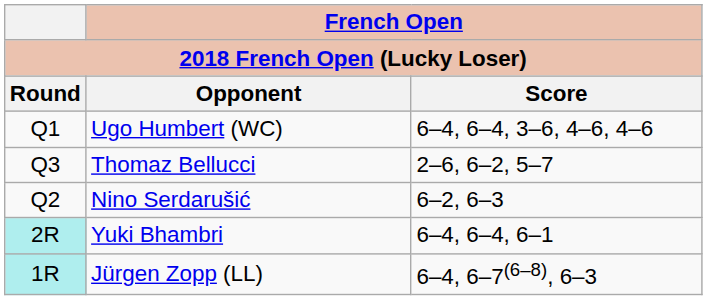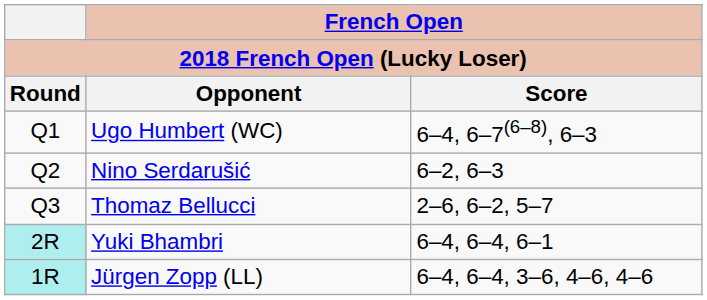(535, 128) 6–4, 6–4, 3–6, 4–6, 4–6 -> (507, 131) 6–4, 6–7(6–8), 6–3
rows swapped: (171, 199) <-> (173, 164)
(507, 273) 6–4, 6–7(6–8), 6–3 -> (535, 276) 6–4, 6–4, 3–6, 4–6, 4–6
